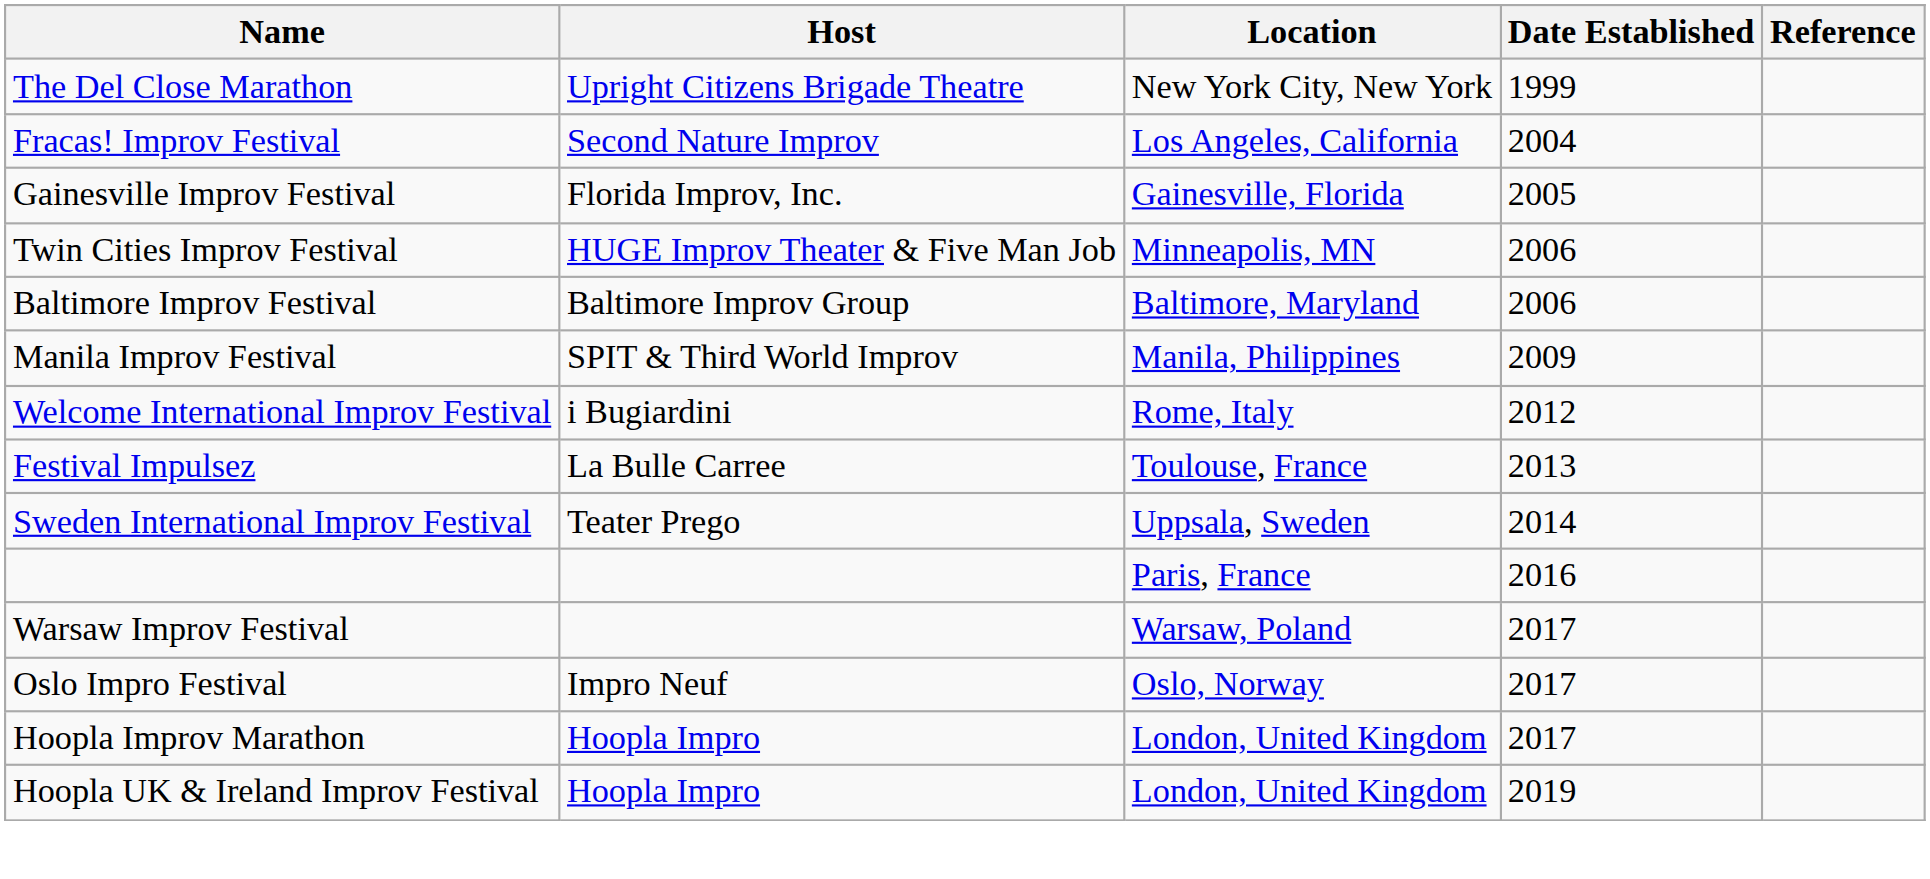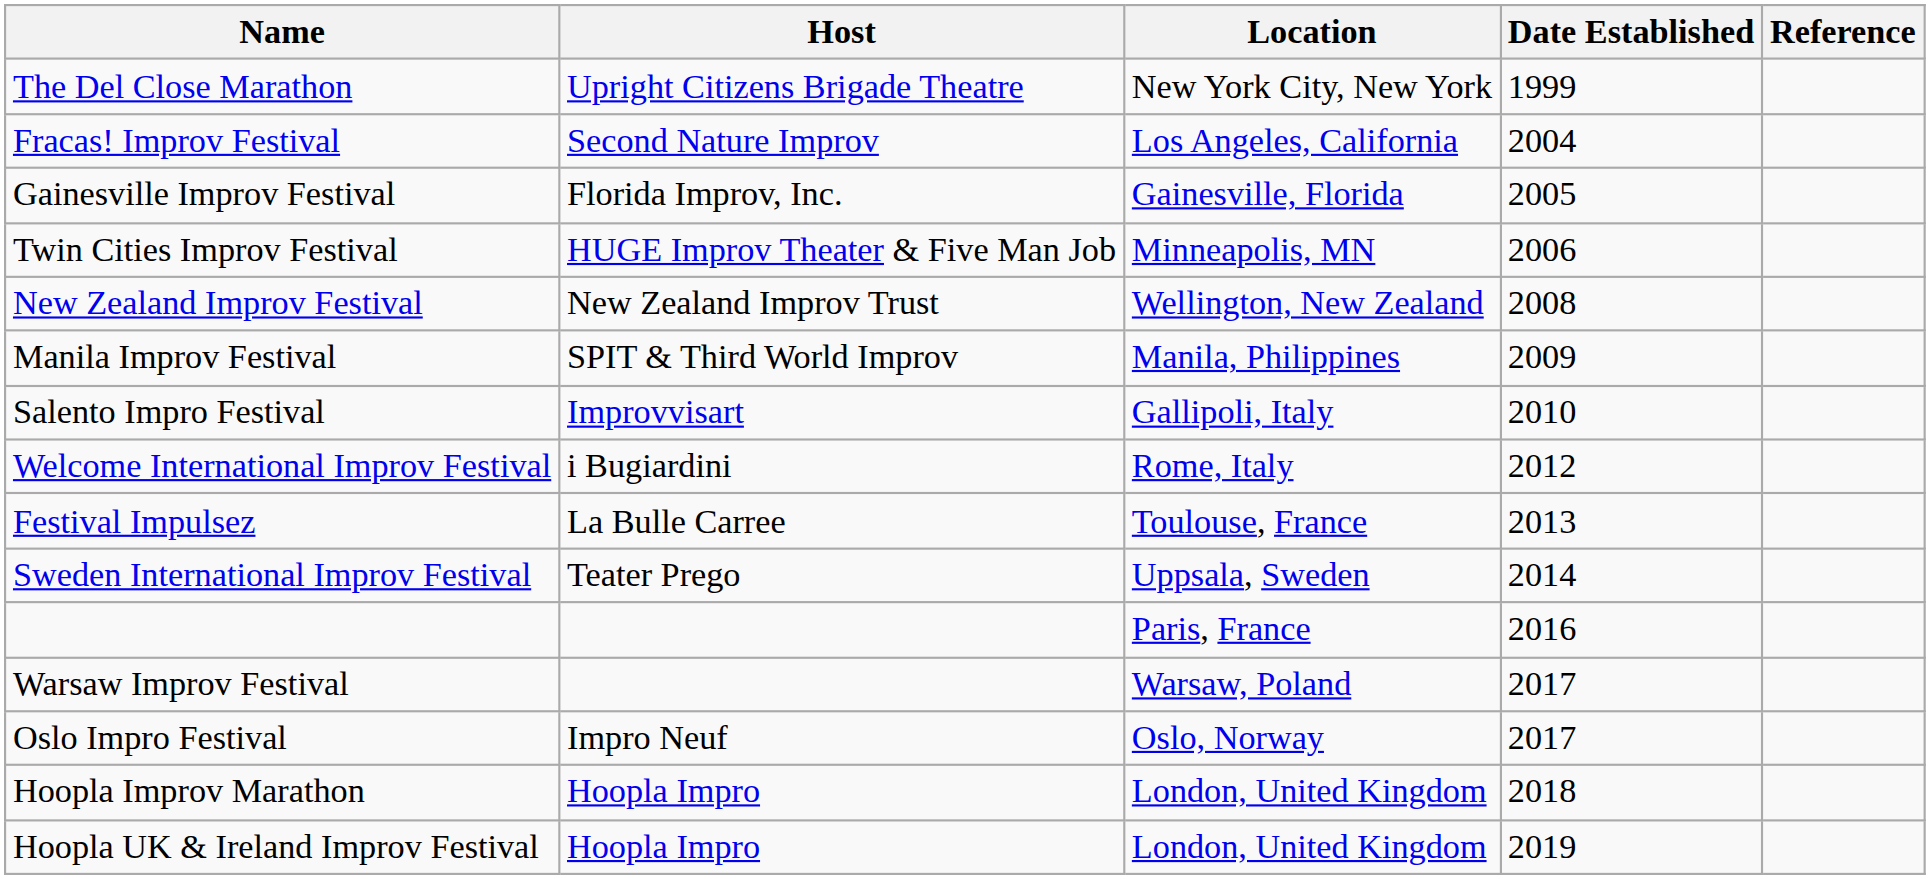- row: (195, 303)
+ row: (218, 303)
+ row: (169, 411)
(1542, 737) 2017 -> (1542, 791) 2018
